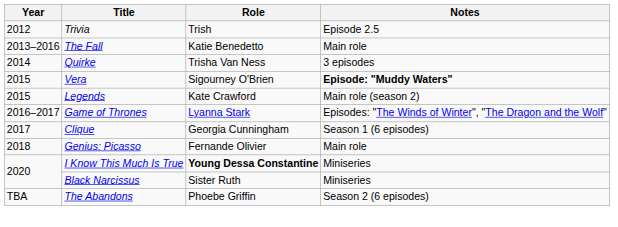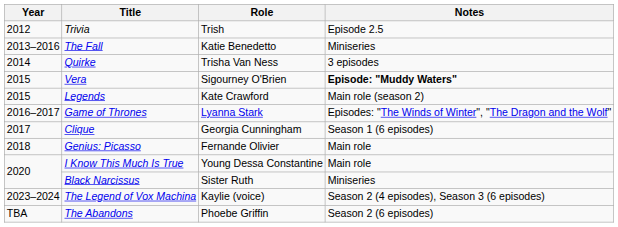(345, 46) Main role -> (351, 46) Miniseries
(253, 163) bold -> (262, 163) normal
(347, 163) Miniseries -> (349, 163) Main role
+ row: (130, 197)
